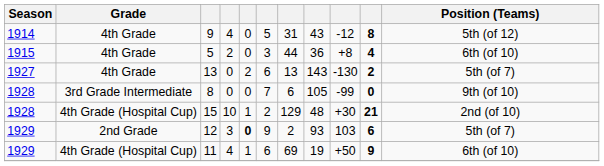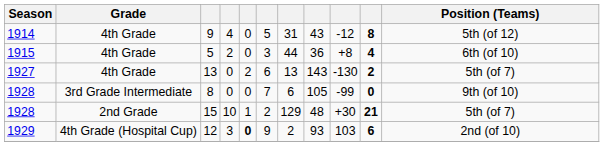(128, 111) 4th Grade (Hospital Cup) -> (128, 111) 2nd Grade
(490, 111) 2nd (of 10) -> (490, 111) 5th (of 7)
(128, 131) 2nd Grade -> (128, 131) 4th Grade (Hospital Cup)
(490, 131) 5th (of 7) -> (490, 131) 2nd (of 10)
- row: (210, 151)
